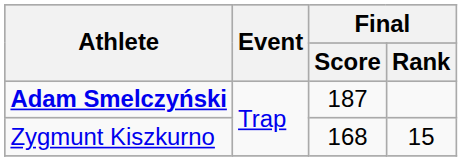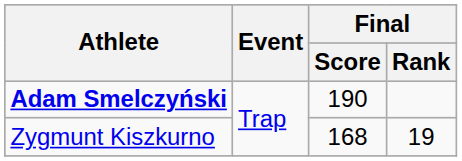(348, 100) 187 -> (348, 100) 190
(421, 137) 15 -> (421, 137) 19
